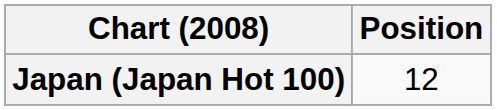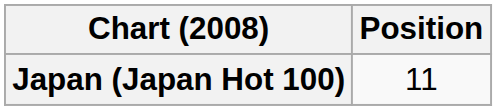(421, 79) 12 -> (421, 79) 11
